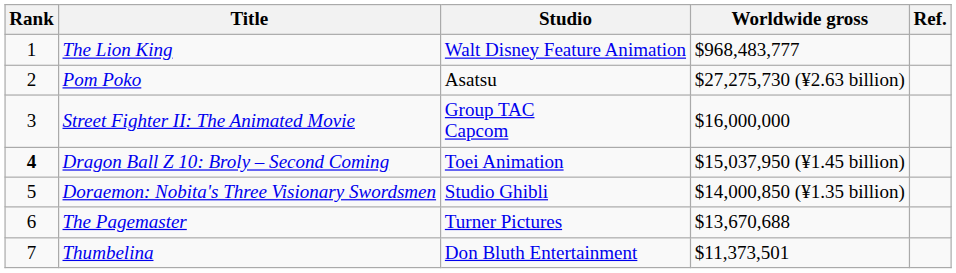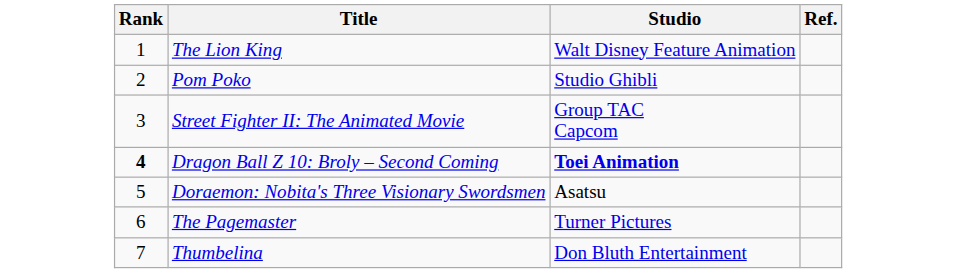- column: (800, 19)
(471, 79) Asatsu -> (606, 79) Studio Ghibli
(504, 161) normal -> (617, 161) bold
(496, 191) Studio Ghibli -> (580, 191) Asatsu
